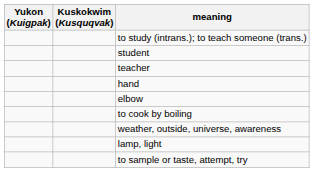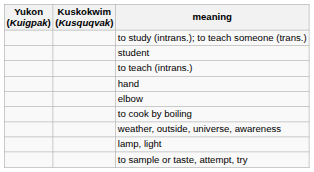+ row: (155, 68)
- row: (134, 68)
